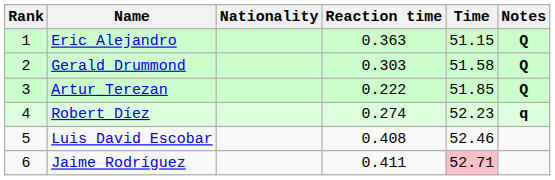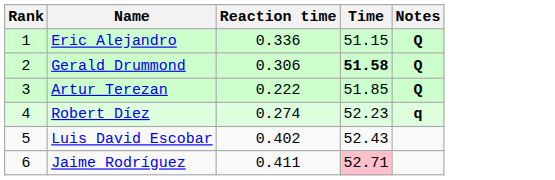- column: (269, 17)
(384, 41) 0.363 -> (278, 41) 0.336
(384, 65) 0.303 -> (278, 65) 0.306
(472, 65) normal -> (366, 65) bold
(384, 139) 0.408 -> (278, 139) 0.402
(472, 139) 52.46 -> (366, 139) 52.43
